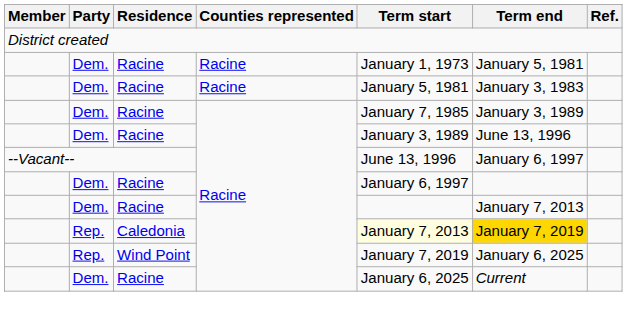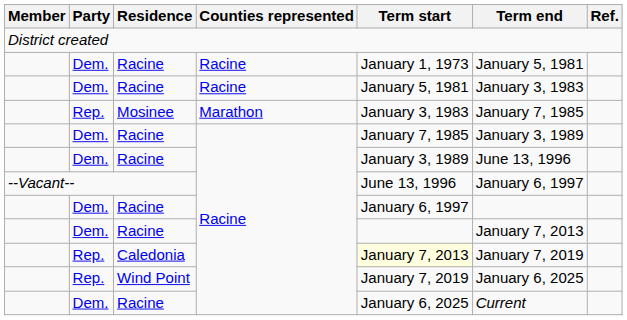+ row: (88, 111)
(530, 231) gold background -> (530, 254) no background
